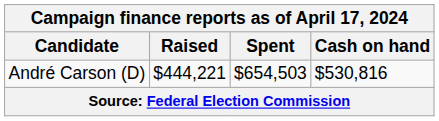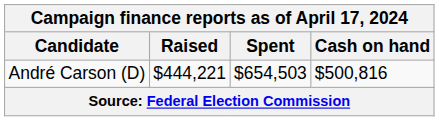(351, 73) $530,816 -> (351, 73) $500,816
